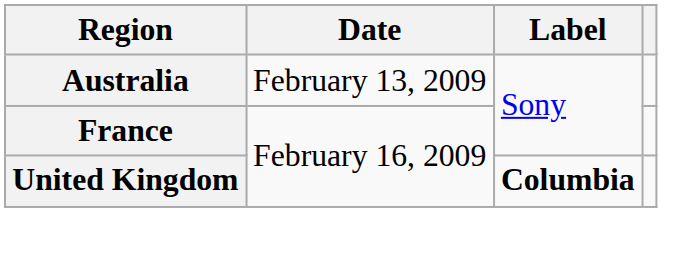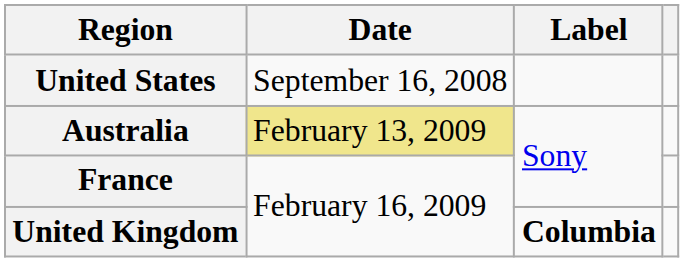+ row: (125, 79)
(370, 79) no background -> (370, 130) khaki background
